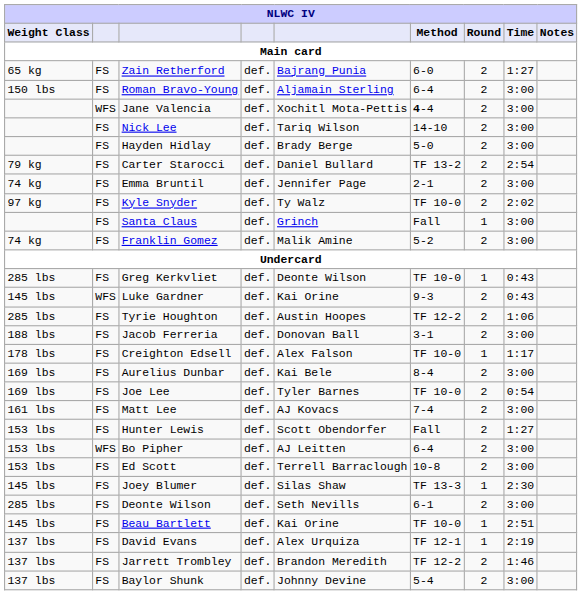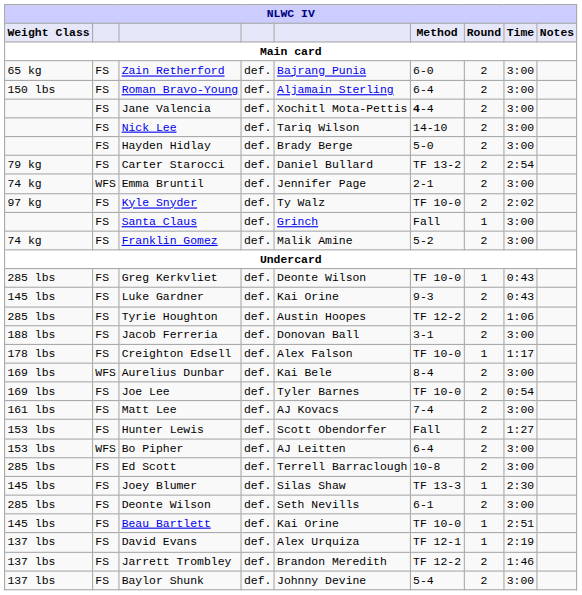(520, 71) 1:27 -> (520, 71) 3:00
(106, 109) WFS -> (102, 109) FS
(102, 184) FS -> (106, 184) WFS
(106, 297) WFS -> (102, 297) FS
(102, 373) FS -> (106, 373) WFS
(31, 467) 153 lbs -> (31, 467) 285 lbs
